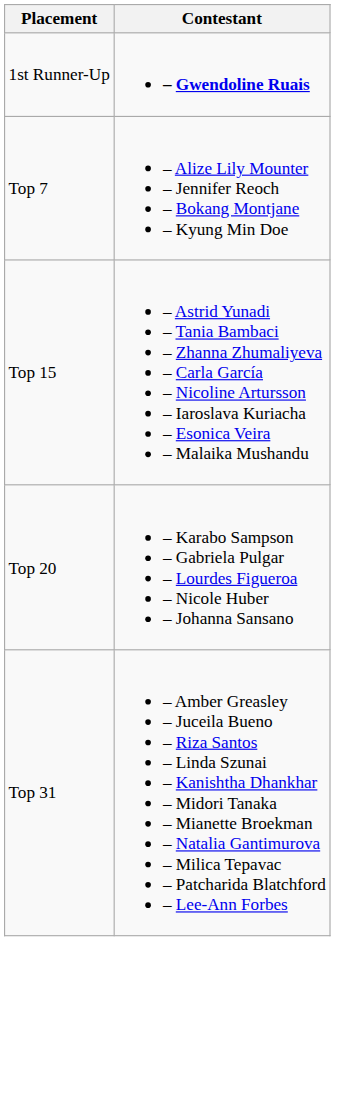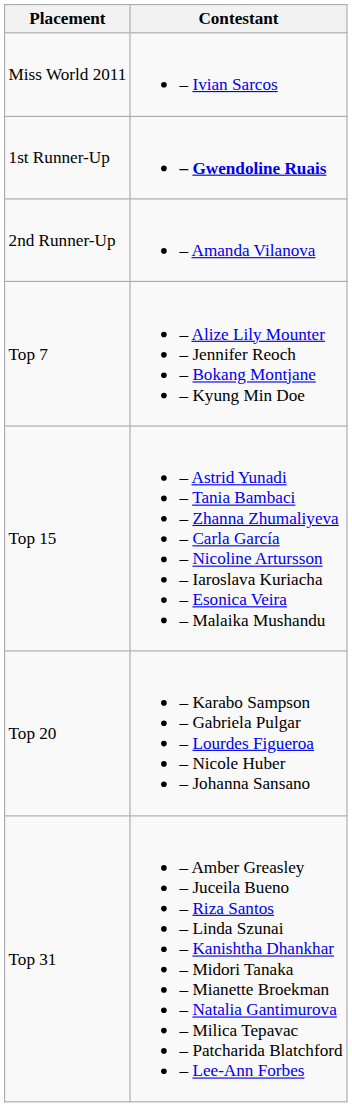+ row: (67, 74)
+ row: (62, 240)
